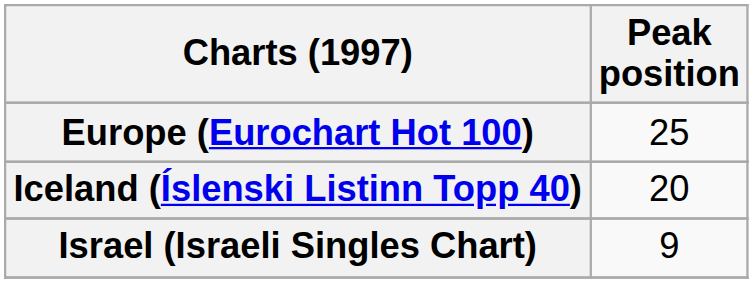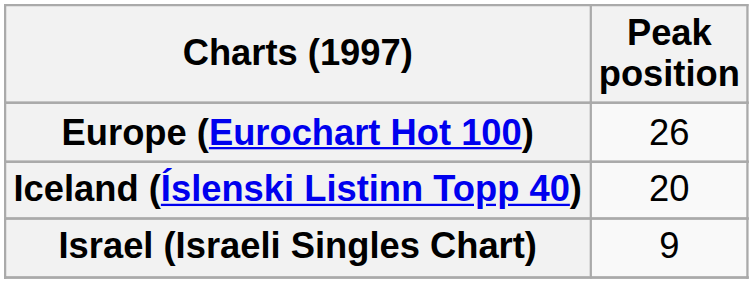(669, 131) 25 -> (669, 131) 26
